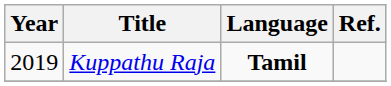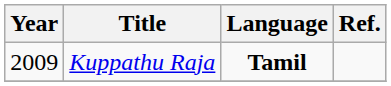(34, 61) 2019 -> (34, 61) 2009
